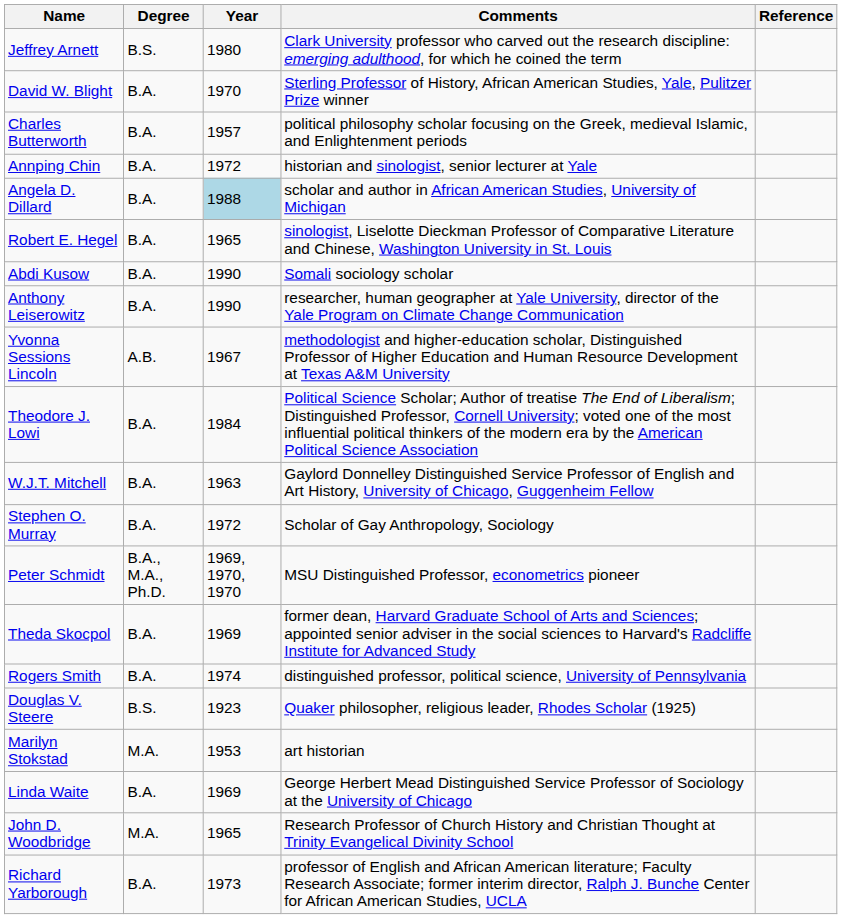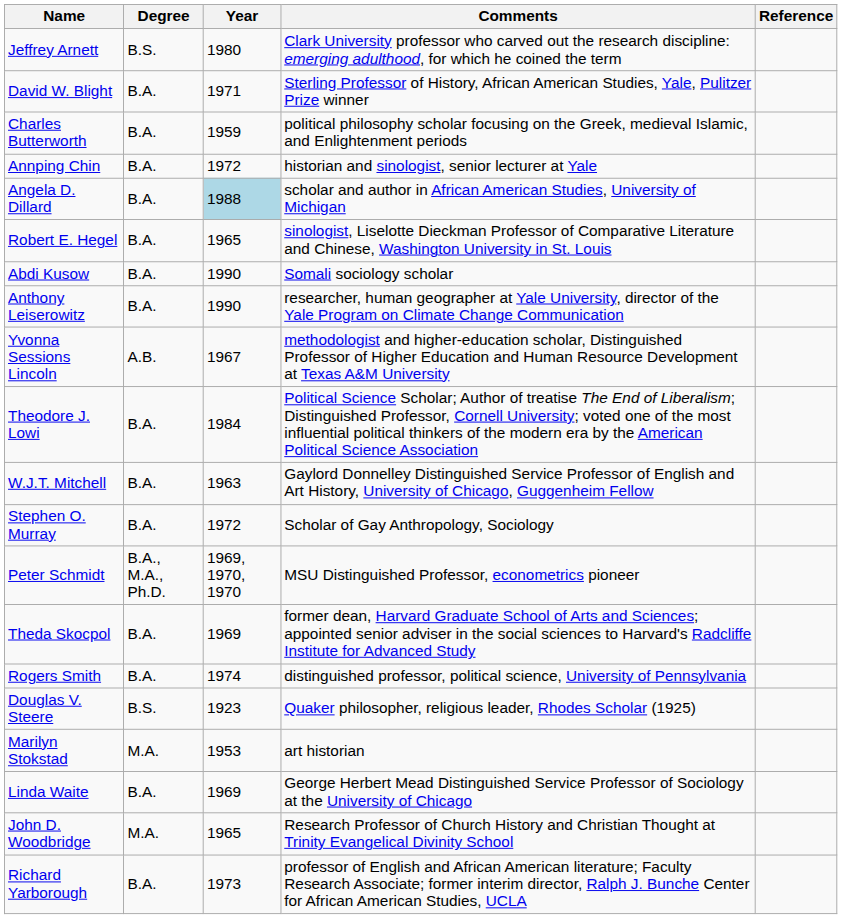(224, 91) 1970 -> (224, 91) 1971
(224, 132) 1957 -> (224, 132) 1959
